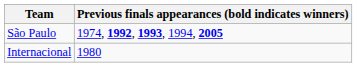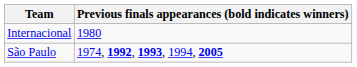rows swapped: (32, 33) <-> (39, 52)
